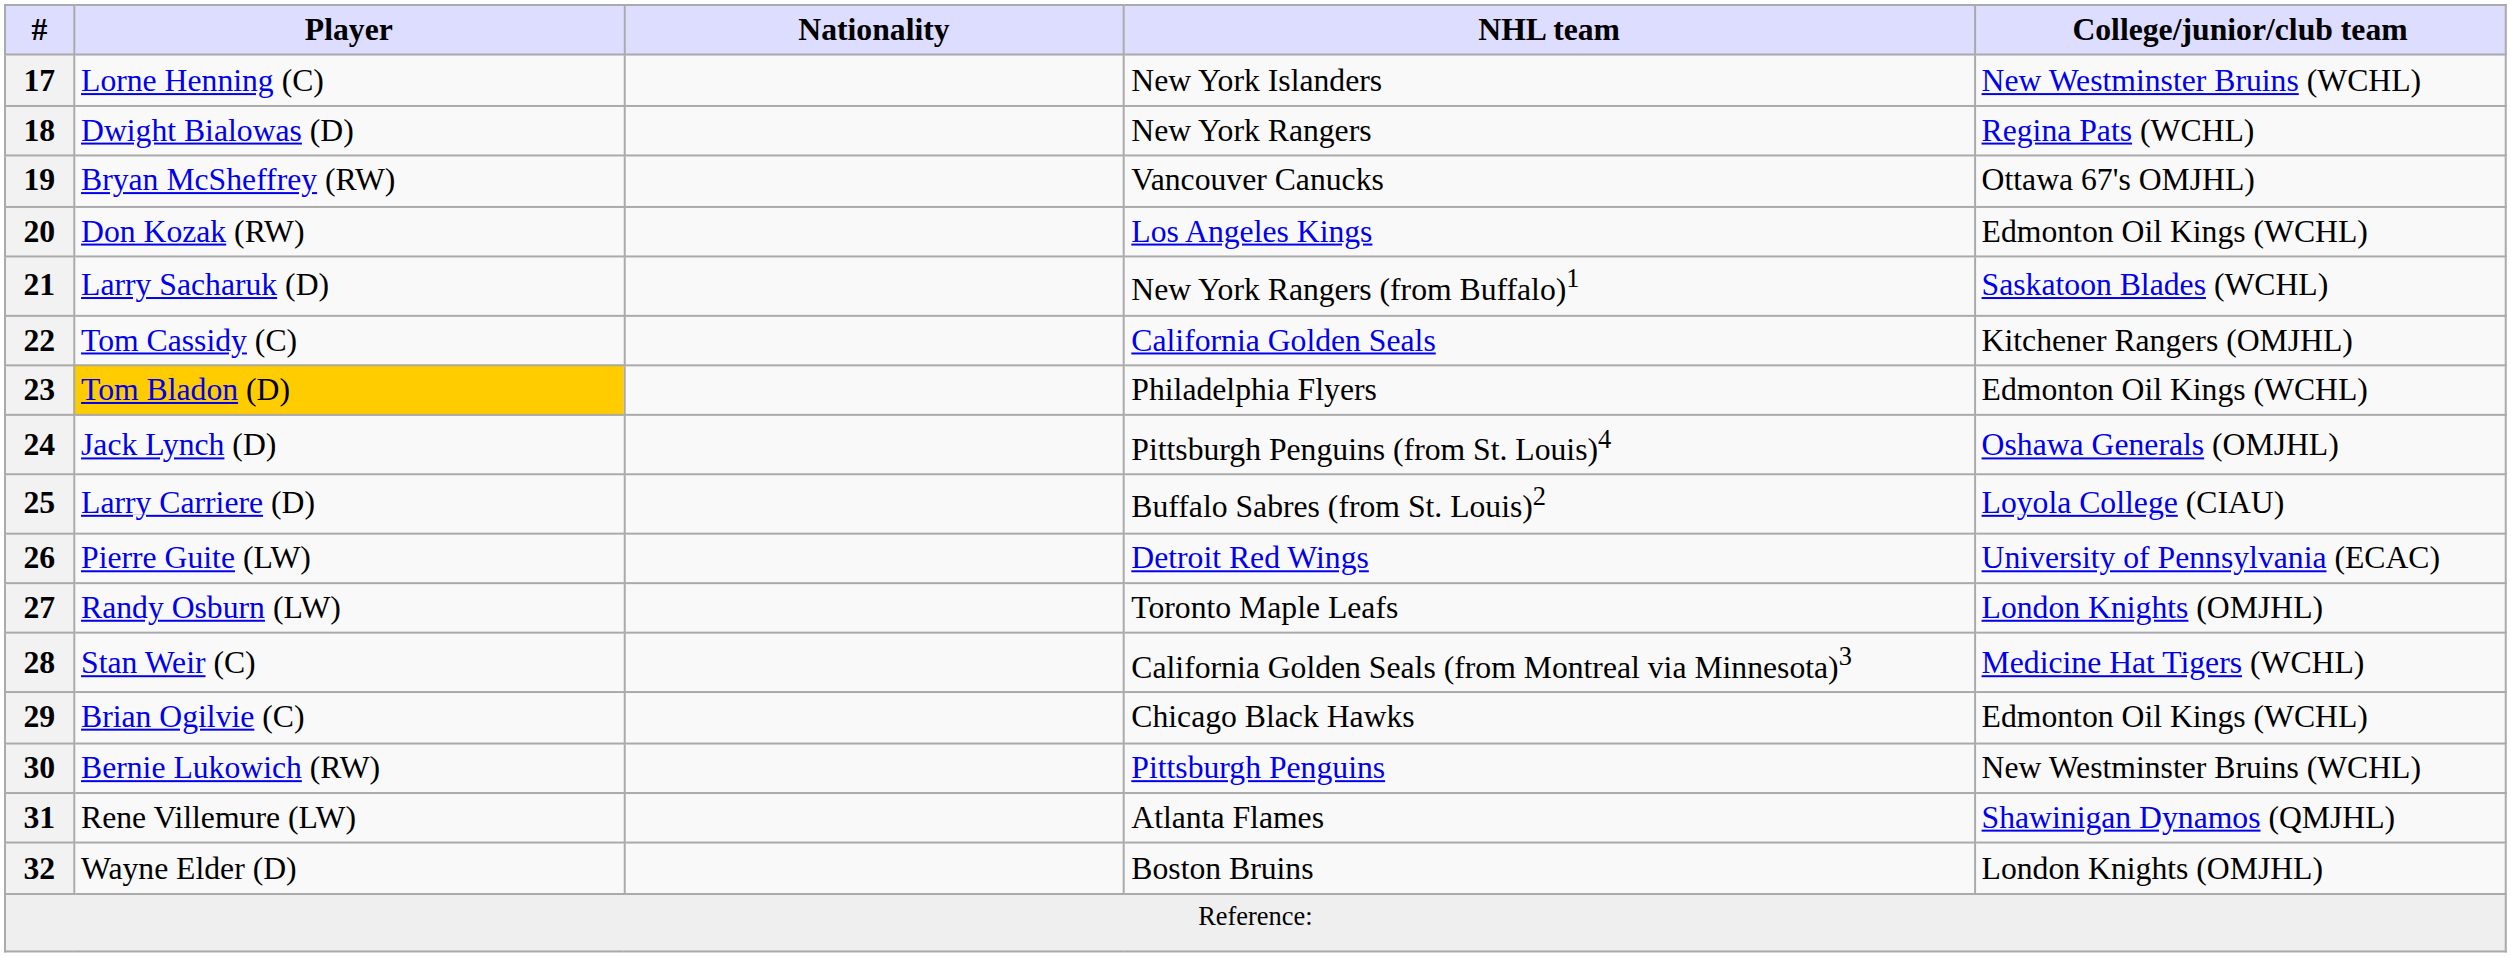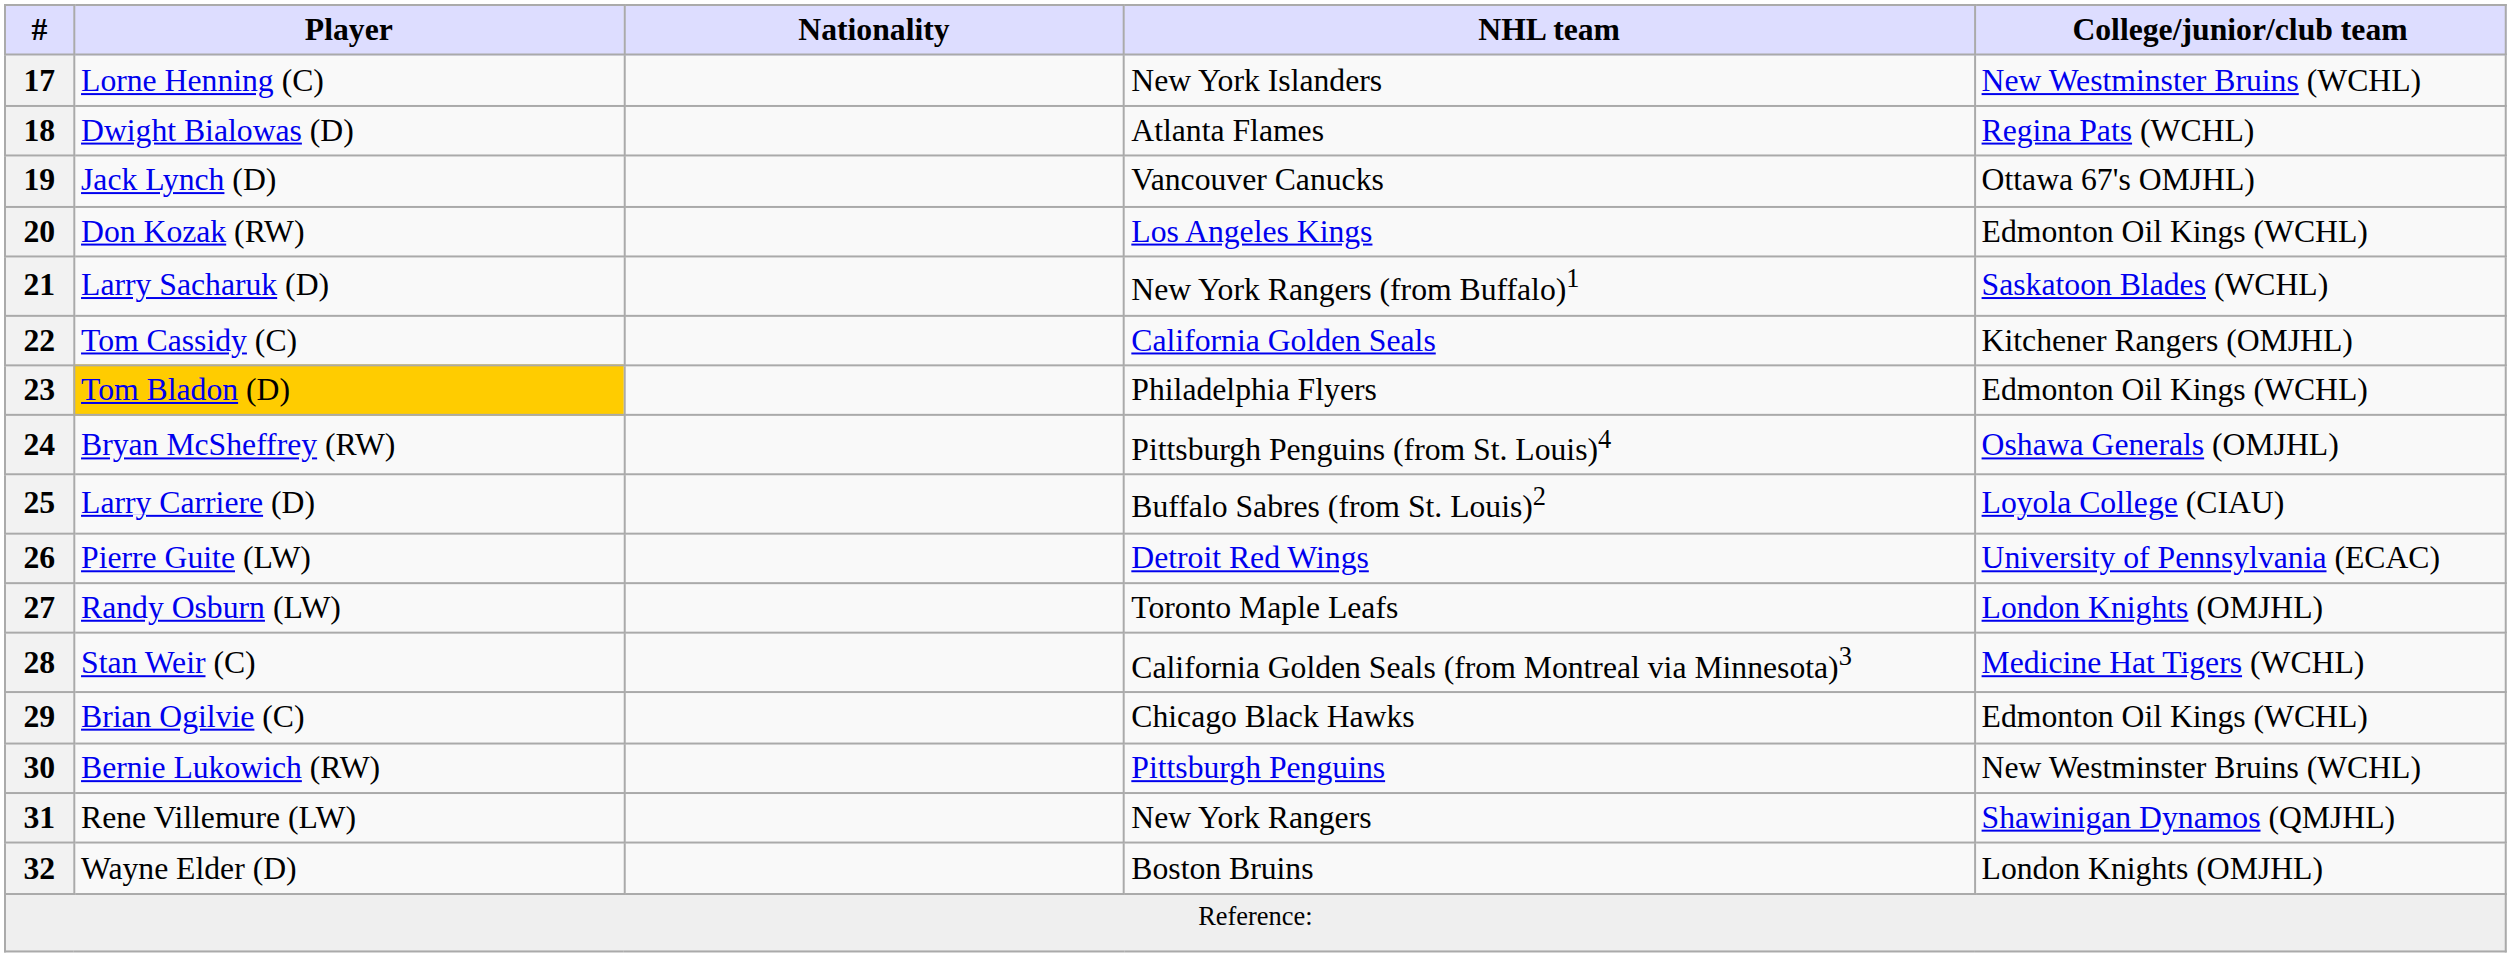(1251, 130) New York Rangers -> (1228, 130) Atlanta Flames
(238, 180) Bryan McSheffrey (RW) -> (179, 180) Jack Lynch (D)
(179, 444) Jack Lynch (D) -> (238, 444) Bryan McSheffrey (RW)
(1228, 817) Atlanta Flames -> (1251, 817) New York Rangers
